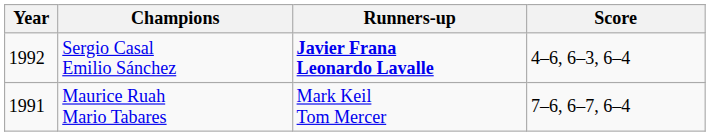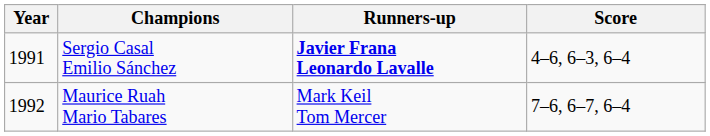(27, 57) 1992 -> (27, 57) 1991
(27, 106) 1991 -> (27, 106) 1992
